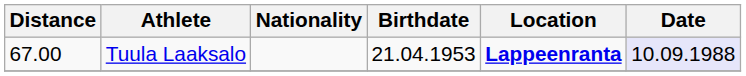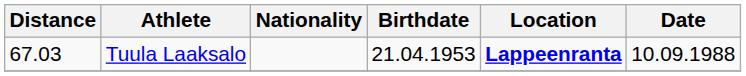(35, 53) 67.00 -> (35, 53) 67.03
(683, 53) lavender background -> (683, 53) no background
